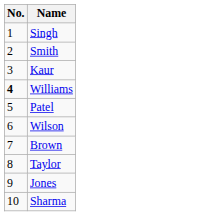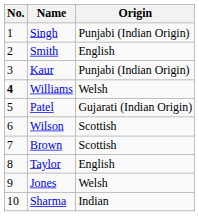+ column: (135, 13)
